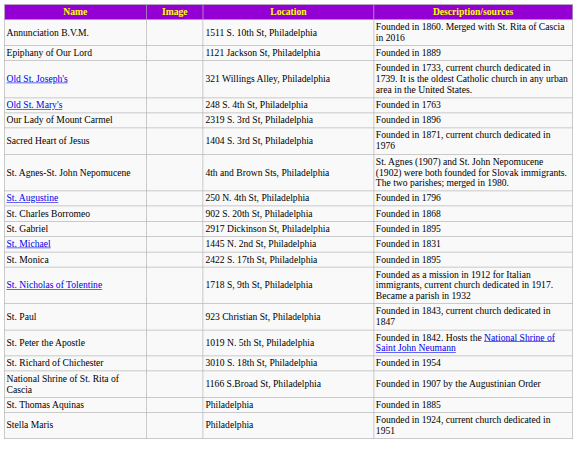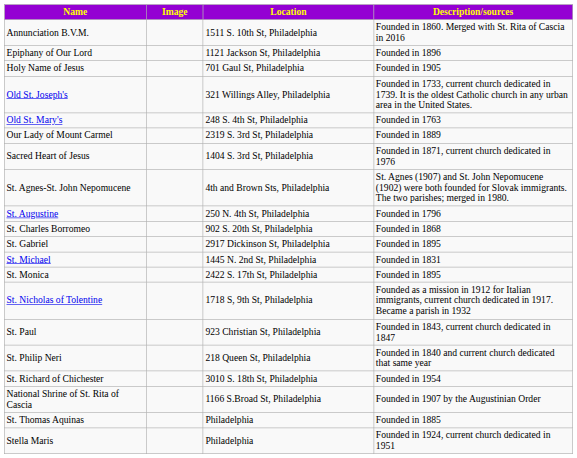(408, 53) Founded in 1889 -> (408, 53) Founded in 1896
+ row: (45, 68)
(408, 120) Founded in 1896 -> (408, 135) Founded in 1889
- row: (46, 343)
+ row: (34, 358)
